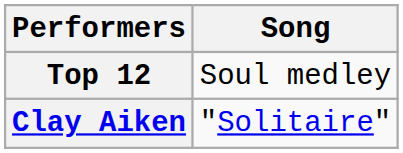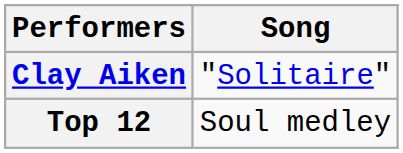rows swapped: (99, 76) <-> (99, 123)
